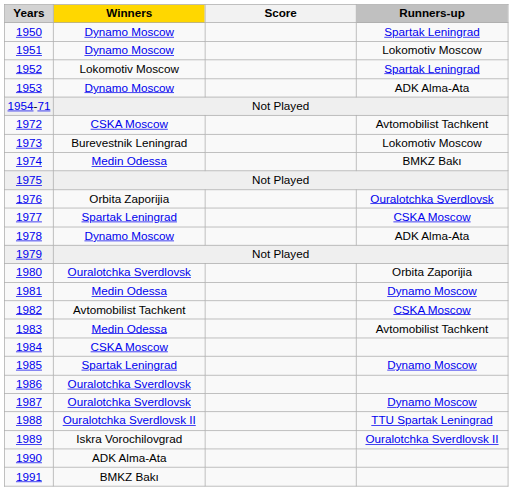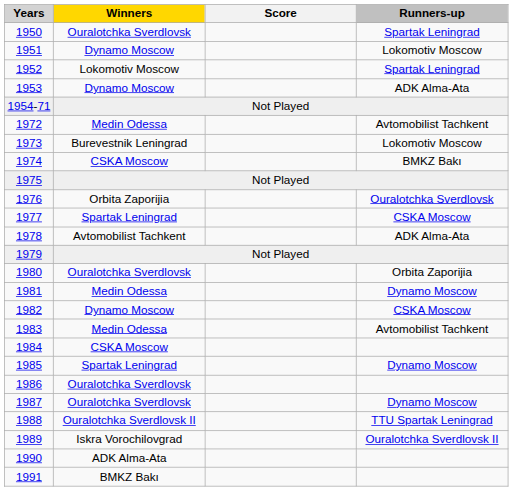(129, 32) Dynamo Moscow -> (129, 32) Ouralotchka Sverdlovsk
(129, 124) CSKA Moscow -> (129, 124) Medin Odessa
(129, 161) Medin Odessa -> (129, 161) CSKA Moscow
(129, 236) Dynamo Moscow -> (129, 236) Avtomobilist Tachkent
(129, 310) Avtomobilist Tachkent -> (129, 310) Dynamo Moscow
